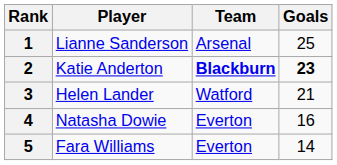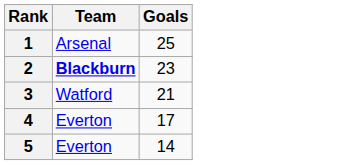- column: (122, 17)
(306, 69) bold -> (166, 69) normal
(306, 120) 16 -> (166, 120) 17
